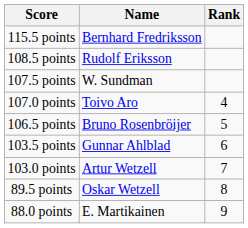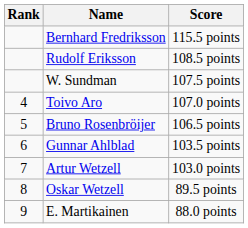columns swapped: (224, 15) <-> (42, 15)
